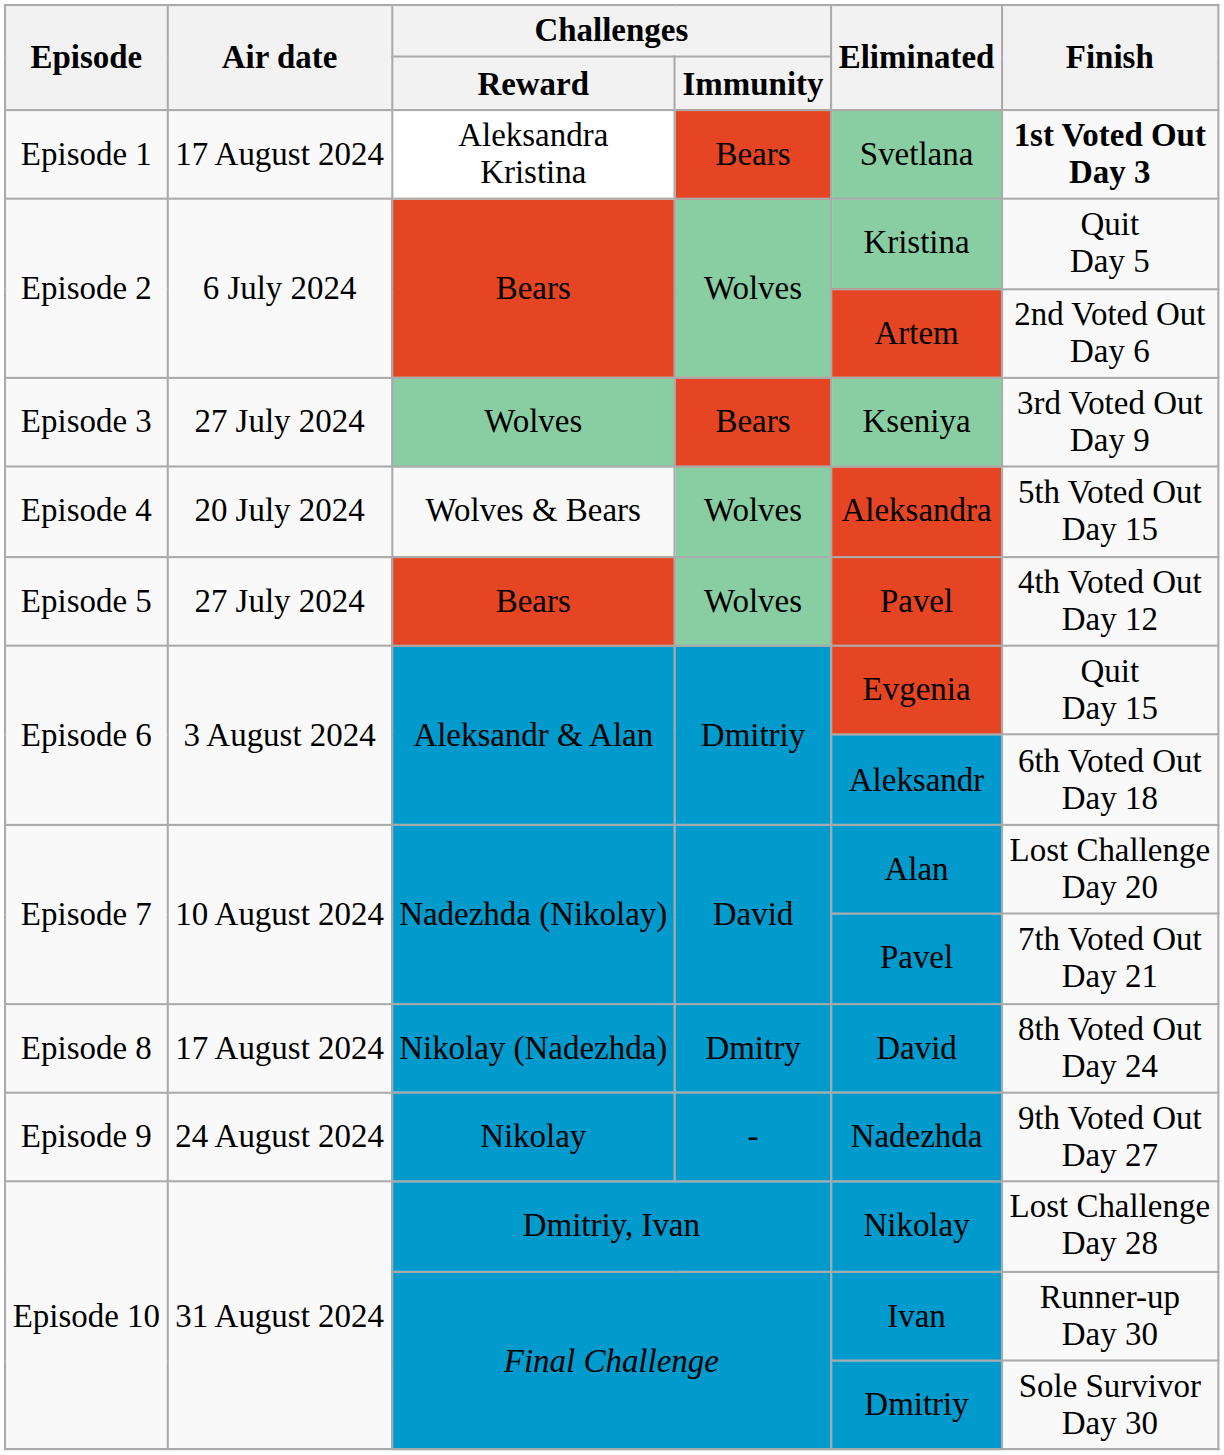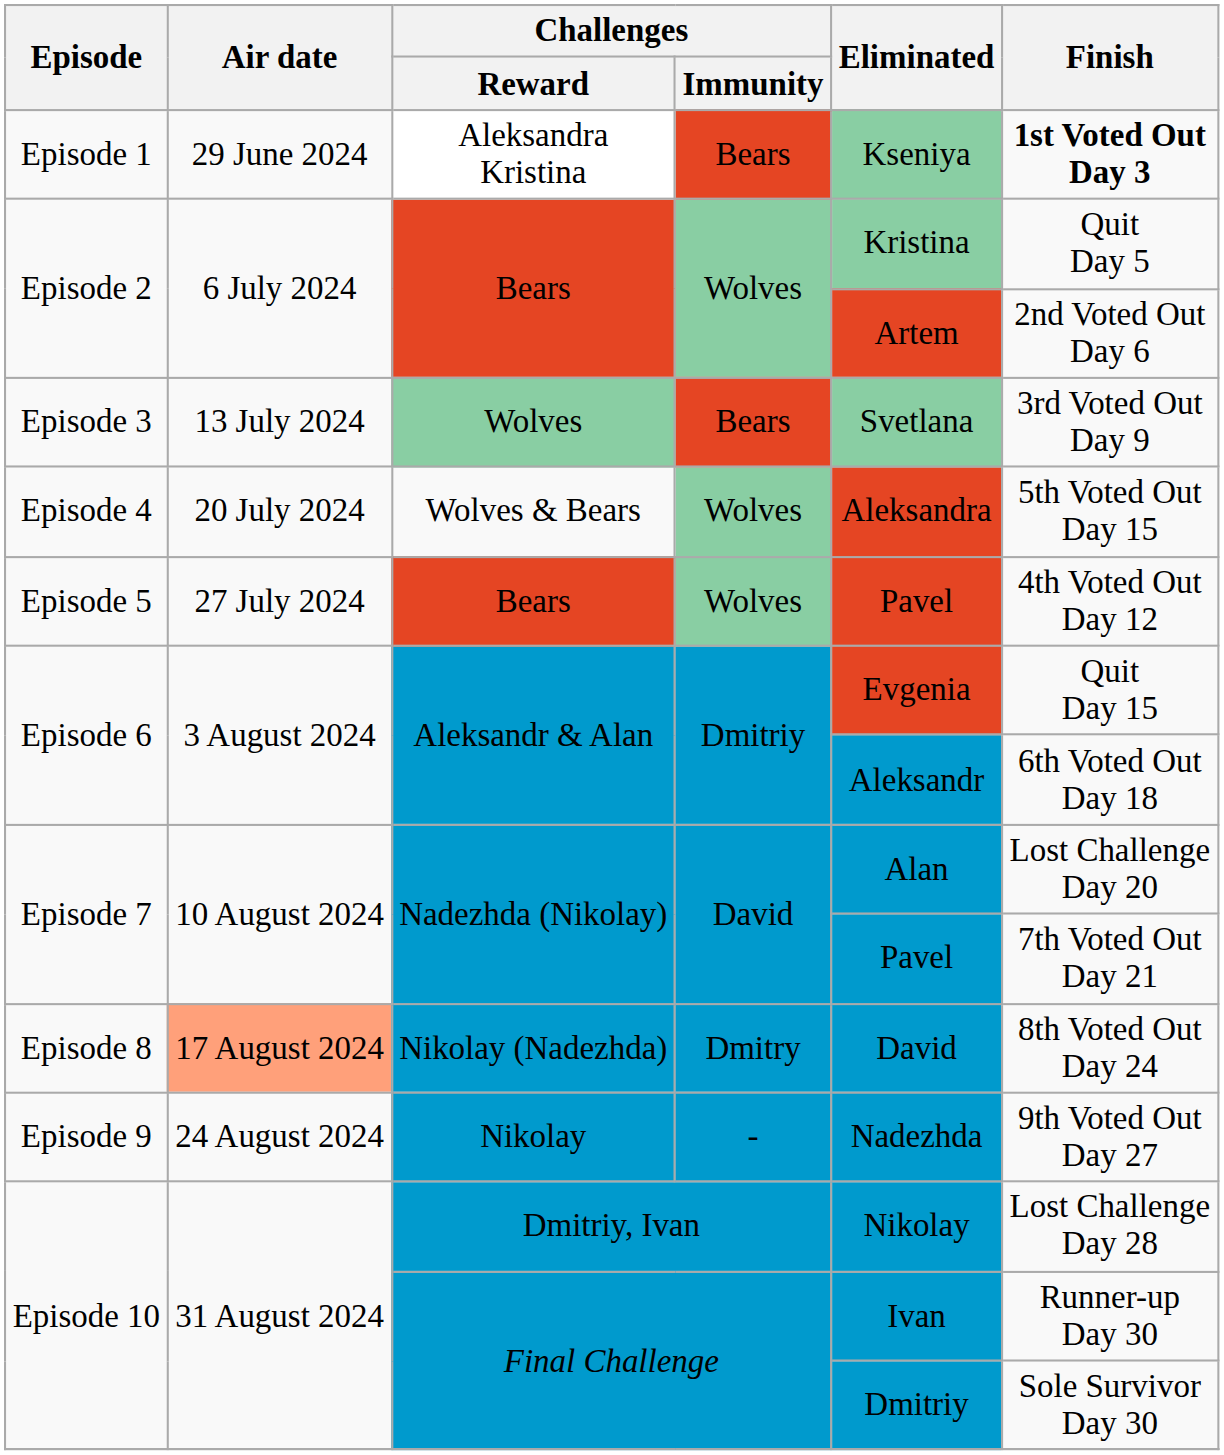(280, 153) 17 August 2024 -> (280, 153) 29 June 2024
(917, 153) Svetlana -> (917, 153) Kseniya
(280, 421) 27 July 2024 -> (280, 421) 13 July 2024
(917, 421) Kseniya -> (917, 421) Svetlana
(280, 1047) no background -> (280, 1047) lightsalmon background
